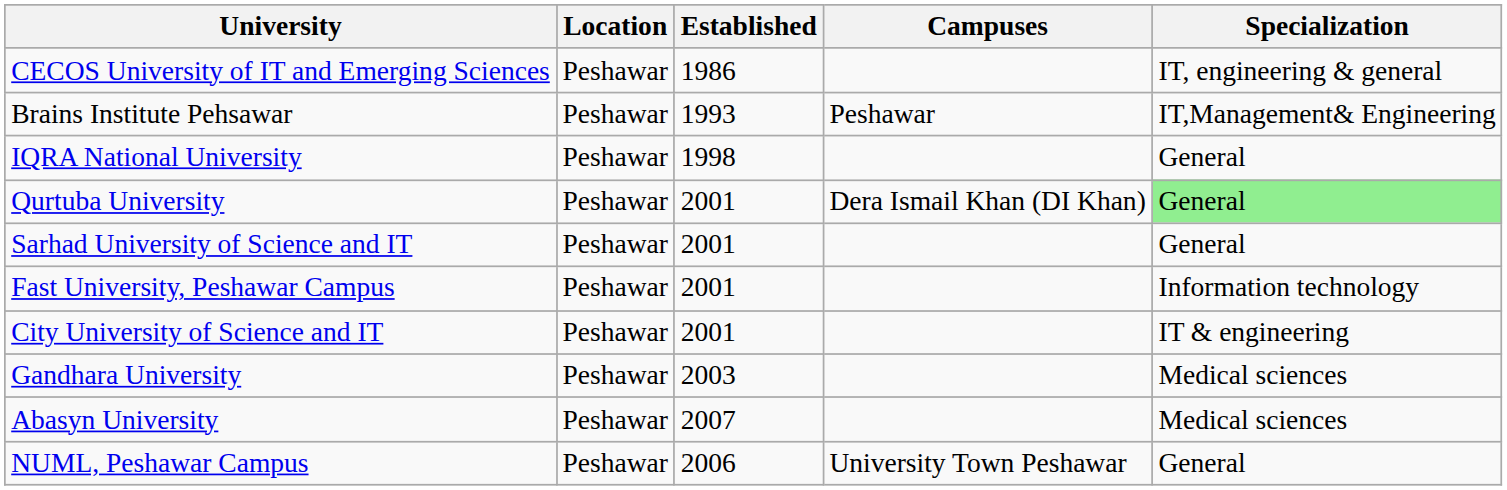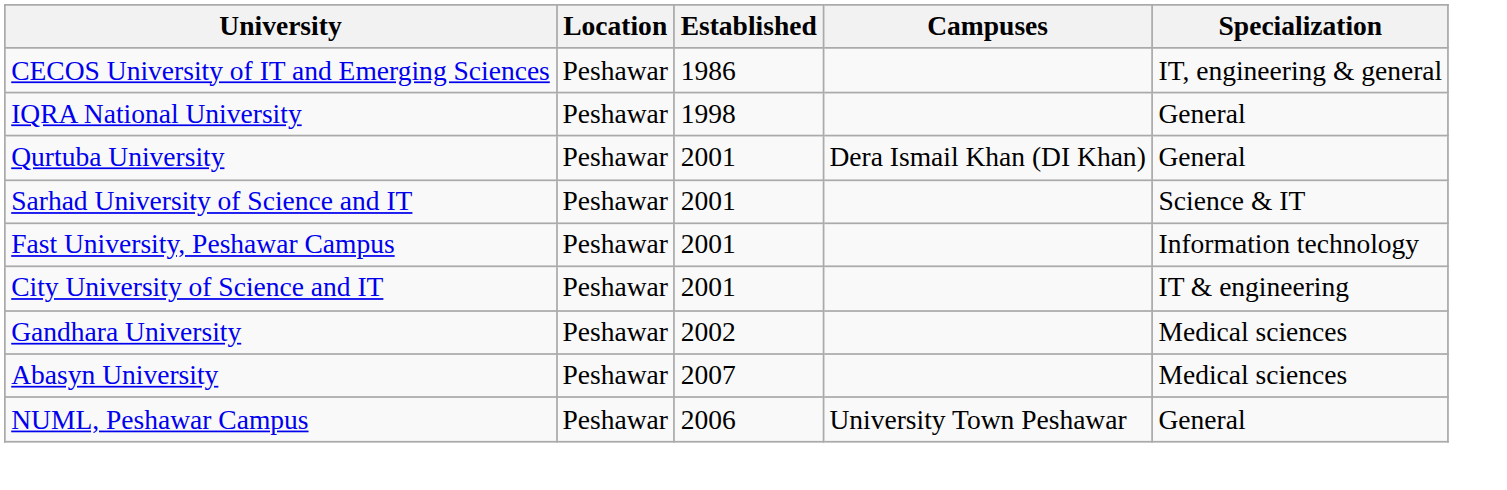- row: (152, 113)
(1202, 200) lightgreen background -> (1202, 157) no background
(1202, 244) General -> (1232, 200) Science & IT
(708, 375) 2003 -> (708, 331) 2002
